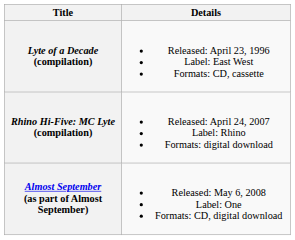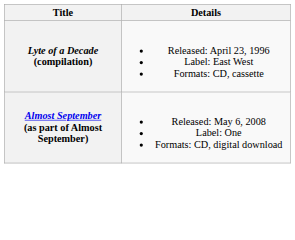- row: (63, 127)
